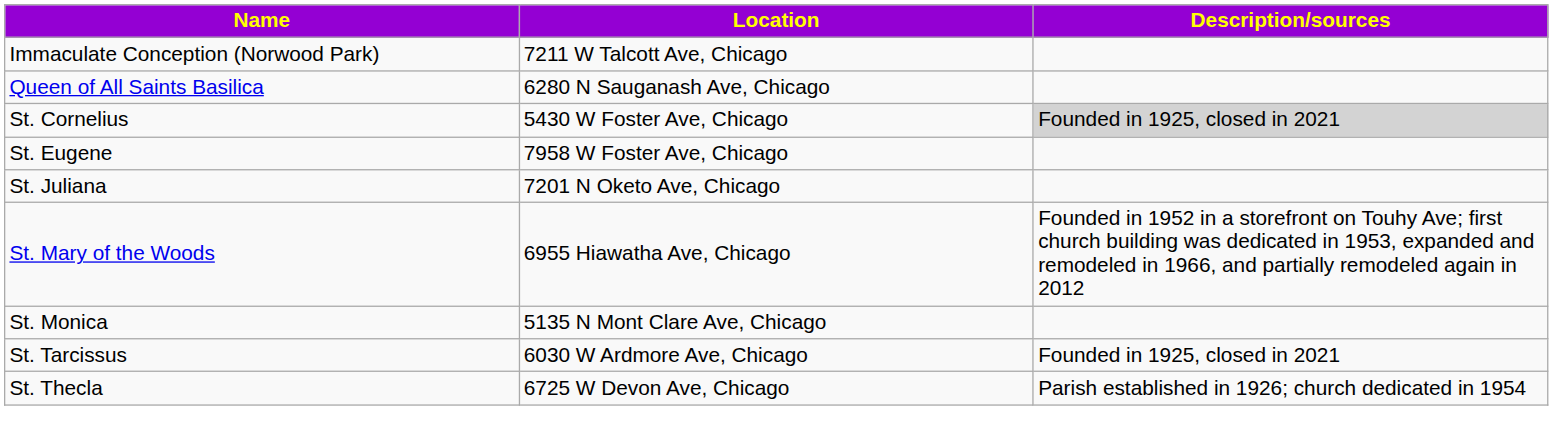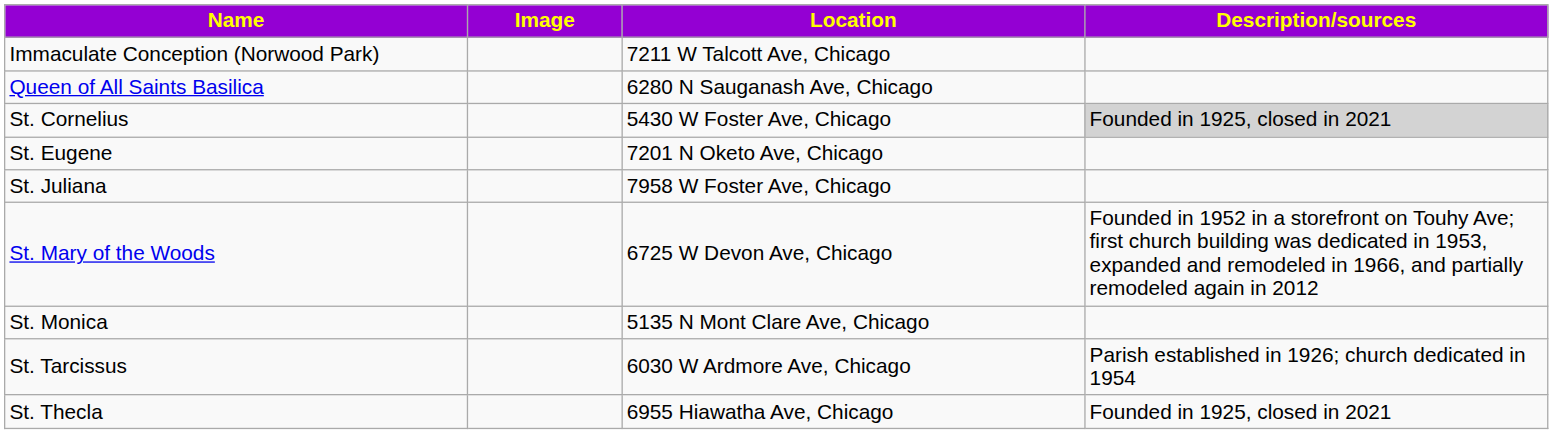+ column: (545, 20)
(656, 152) 7958 W Foster Ave, Chicago -> (755, 152) 7201 N Oketo Ave, Chicago
(652, 185) 7201 N Oketo Ave, Chicago -> (759, 185) 7958 W Foster Ave, Chicago
(657, 254) 6955 Hiawatha Ave, Chicago -> (759, 254) 6725 W Devon Ave, Chicago
(1189, 355) Founded in 1925, closed in 2021 -> (1308, 366) Parish established in 1926; church dedicated in 1954
(657, 388) 6725 W Devon Ave, Chicago -> (760, 411) 6955 Hiawatha Ave, Chicago
(1282, 388) Parish established in 1926; church dedicated in 1954 -> (1241, 411) Founded in 1925, closed in 2021
